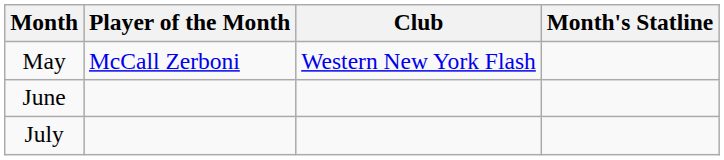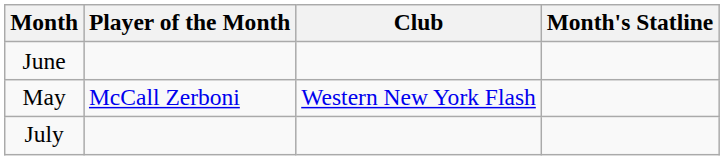rows swapped: (44, 60) <-> (44, 97)
